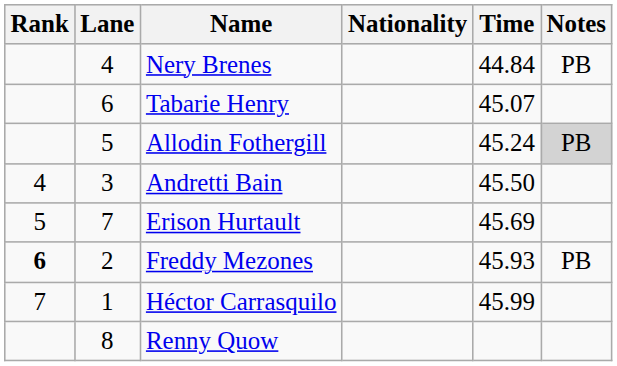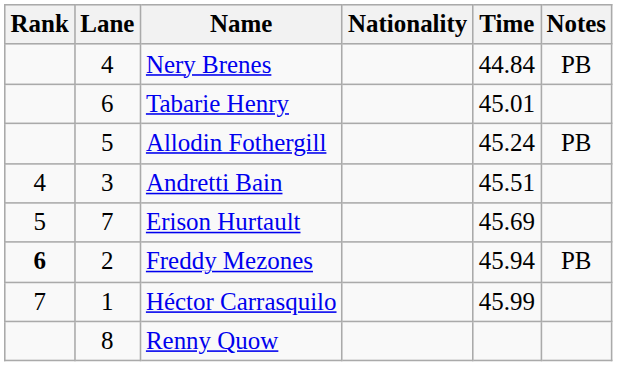(507, 103) 45.07 -> (507, 103) 45.01
(576, 143) lightgrey background -> (576, 143) no background
(507, 182) 45.50 -> (507, 182) 45.51
(507, 261) 45.93 -> (507, 261) 45.94
